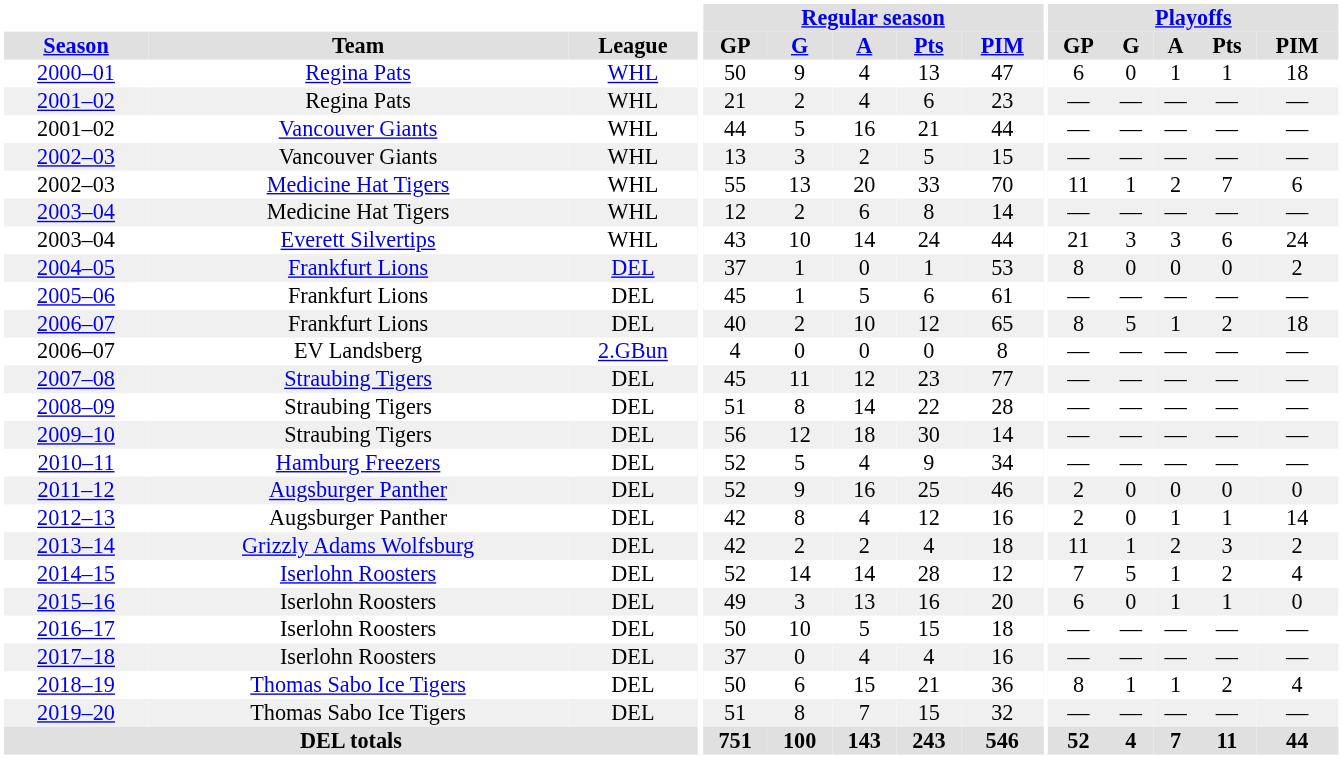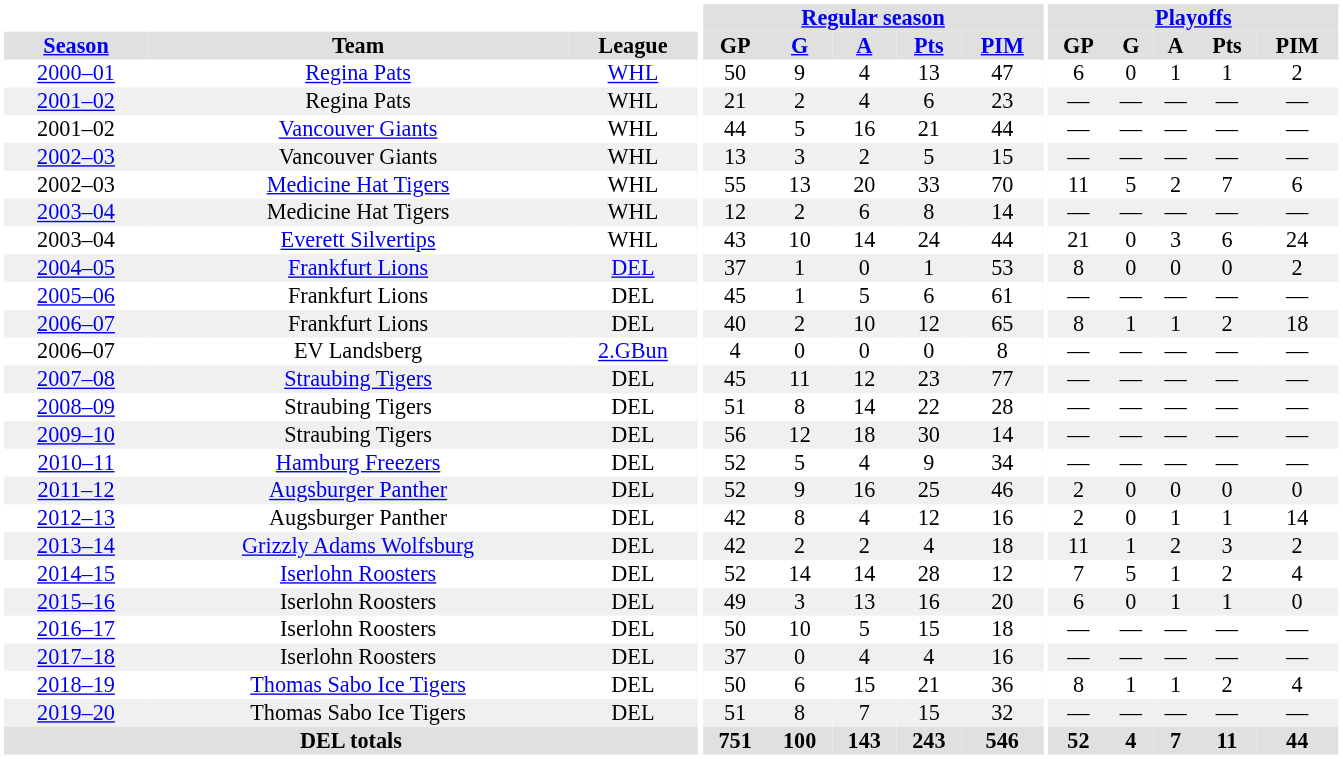(1297, 73) 18 -> (1297, 73) 2
(1131, 184) 1 -> (1131, 184) 5
(1131, 240) 3 -> (1131, 240) 0
(1131, 323) 5 -> (1131, 323) 1
